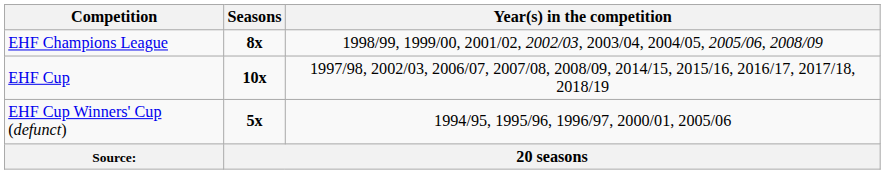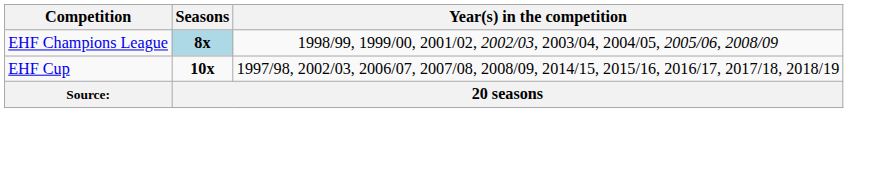(255, 42) no background -> (202, 42) lightblue background
- row: (85, 121)
